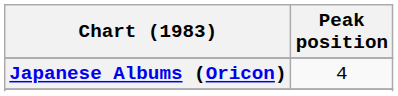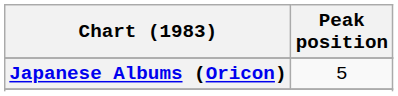(342, 74) 4 -> (342, 74) 5
